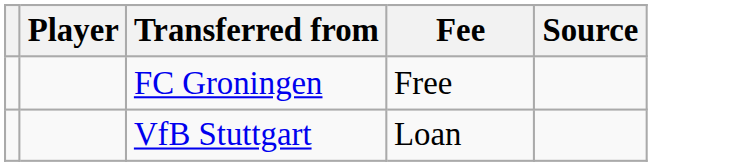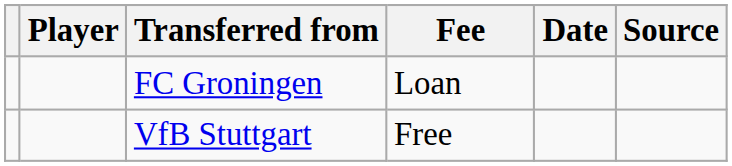+ column: (575, 30)
(423, 82) Free -> (428, 82) Loan
(428, 134) Loan -> (423, 134) Free
